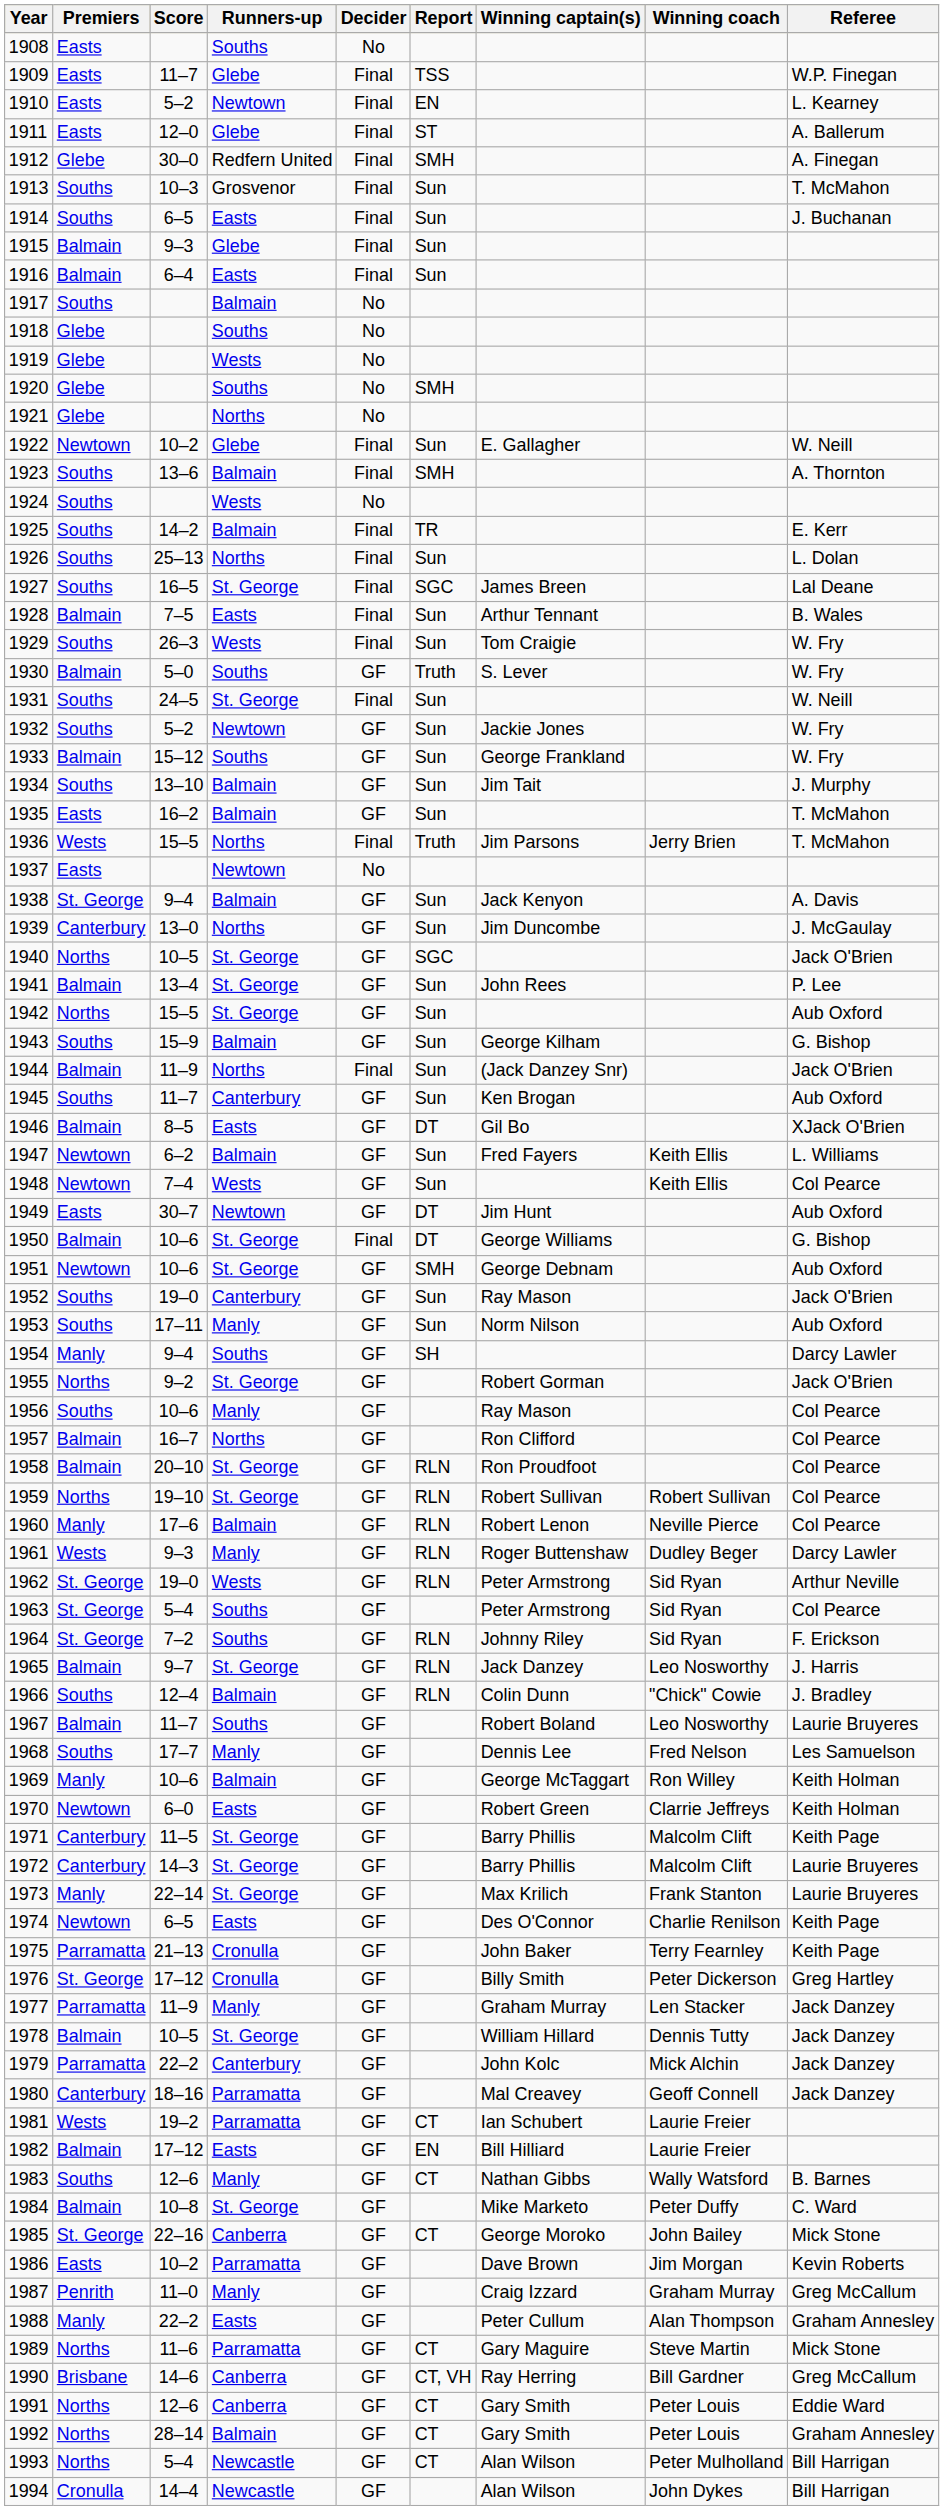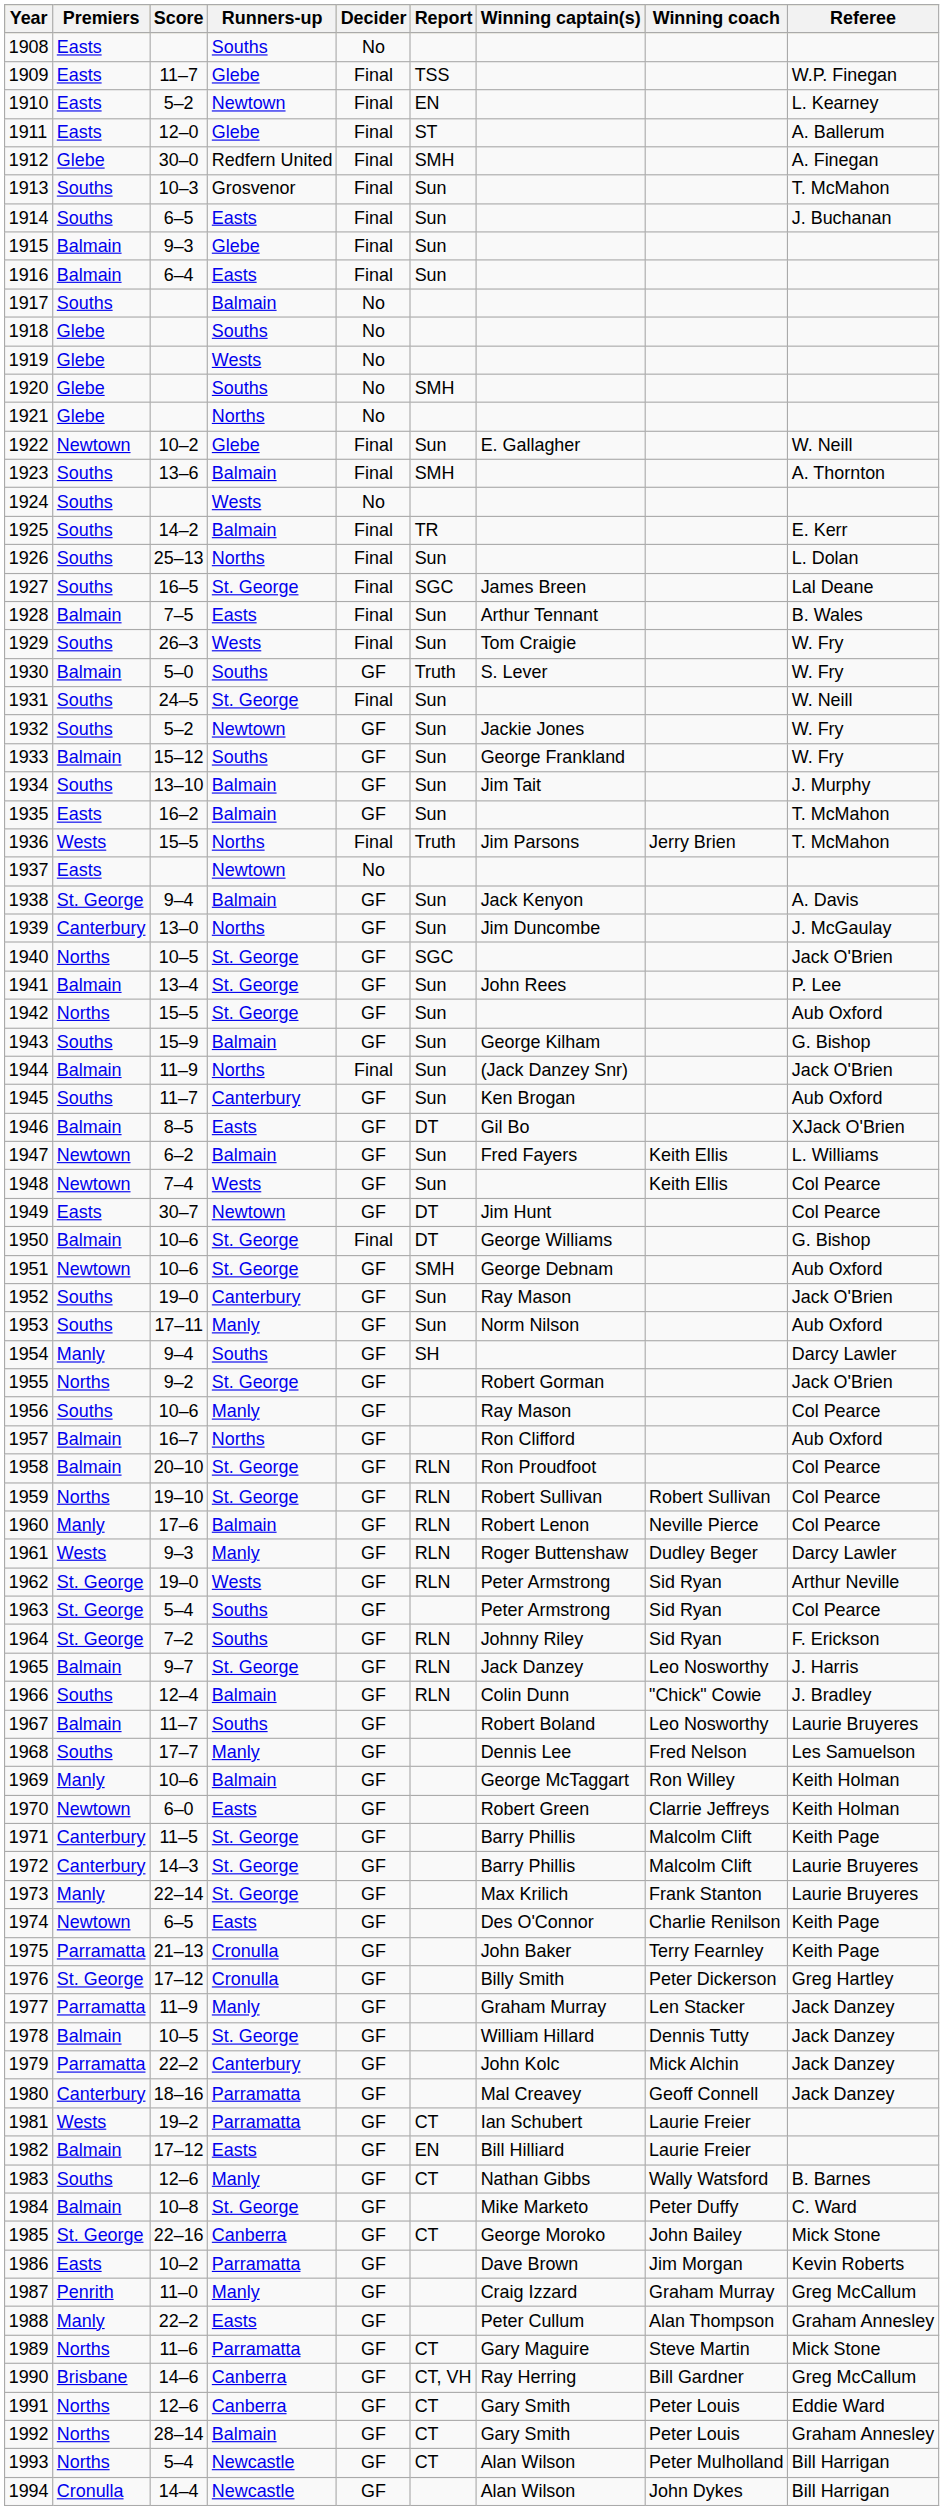(837, 1212) Aub Oxford -> (836, 1212) Col Pearce
(836, 1439) Col Pearce -> (837, 1439) Aub Oxford
